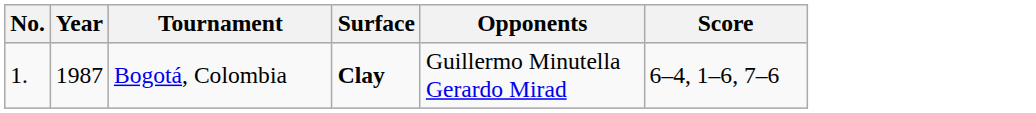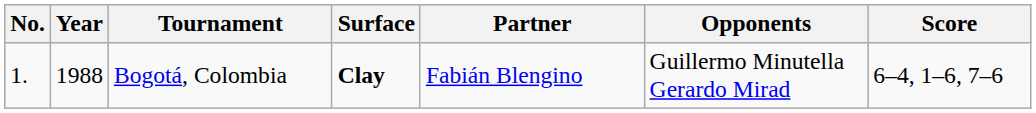+ column: (532, 23)
(79, 75) 1987 -> (79, 75) 1988
